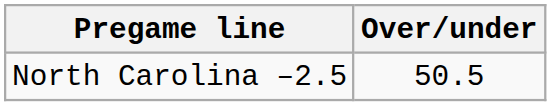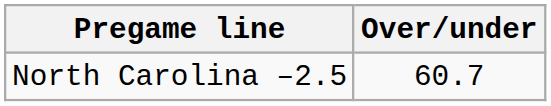(449, 77) 50.5 -> (449, 77) 60.7
